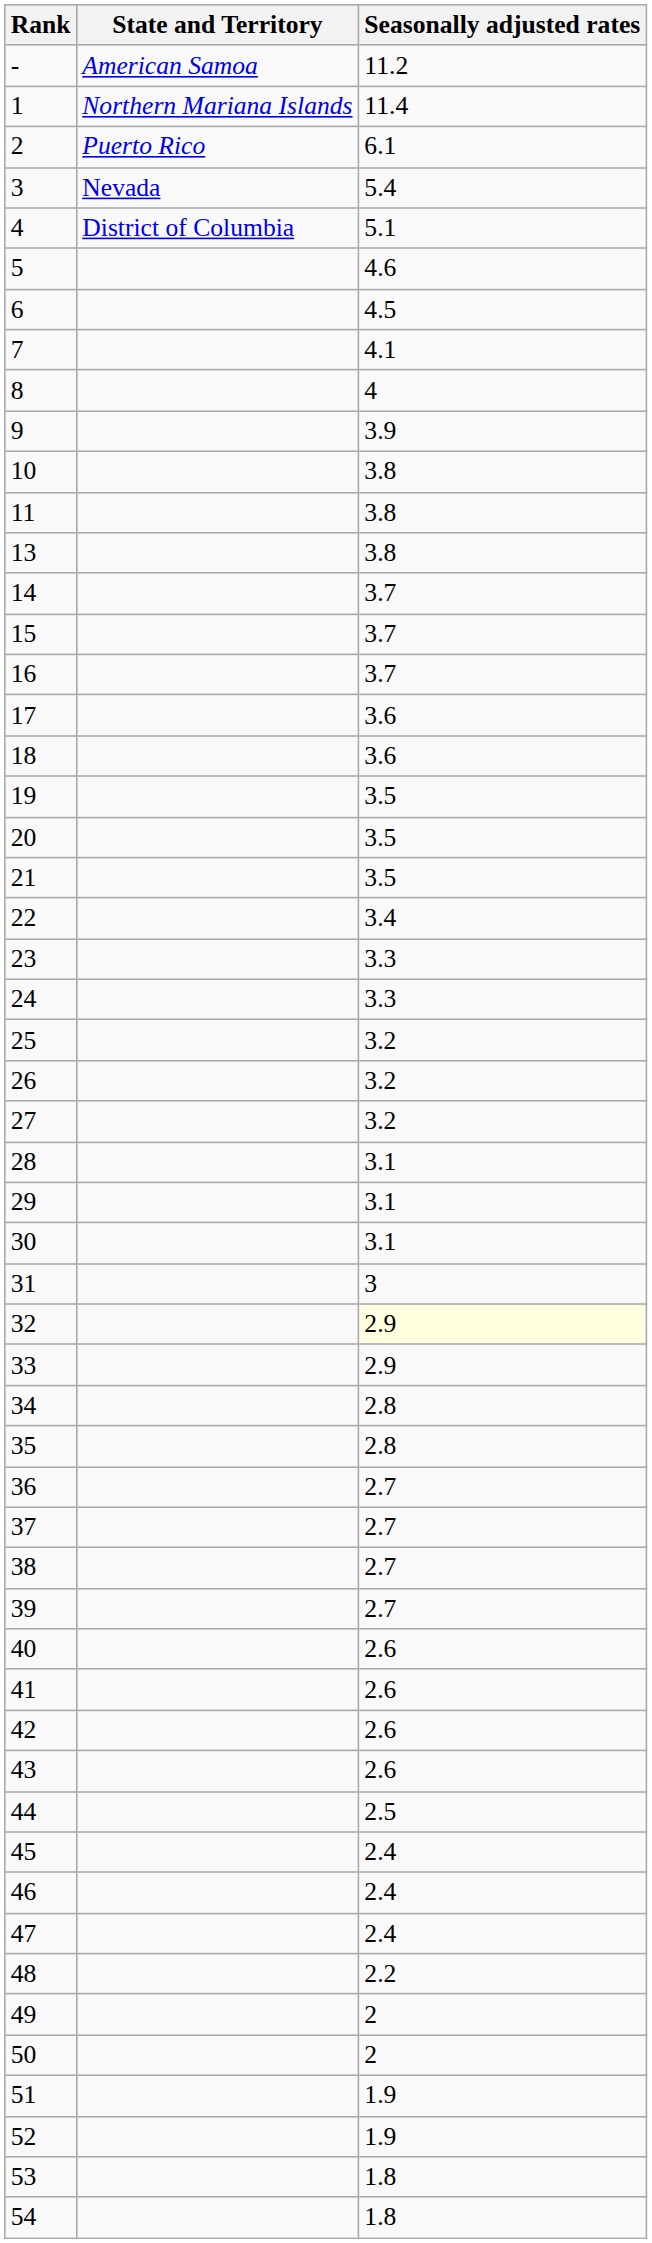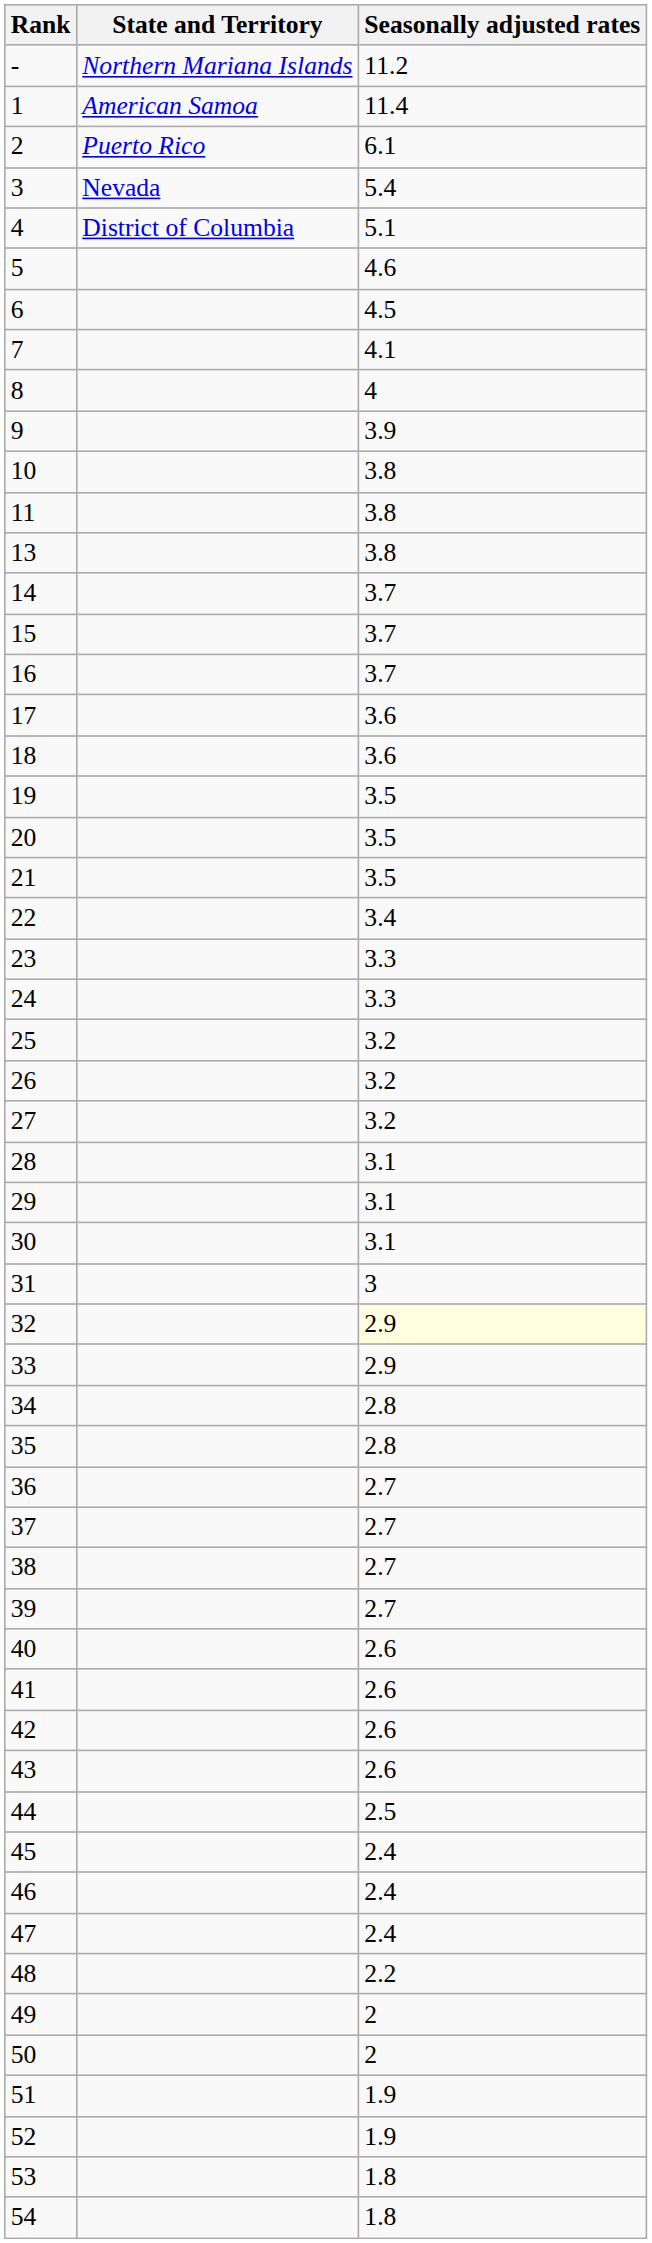(170, 65) American Samoa -> (217, 65) Northern Mariana Islands
(217, 106) Northern Mariana Islands -> (170, 106) American Samoa
